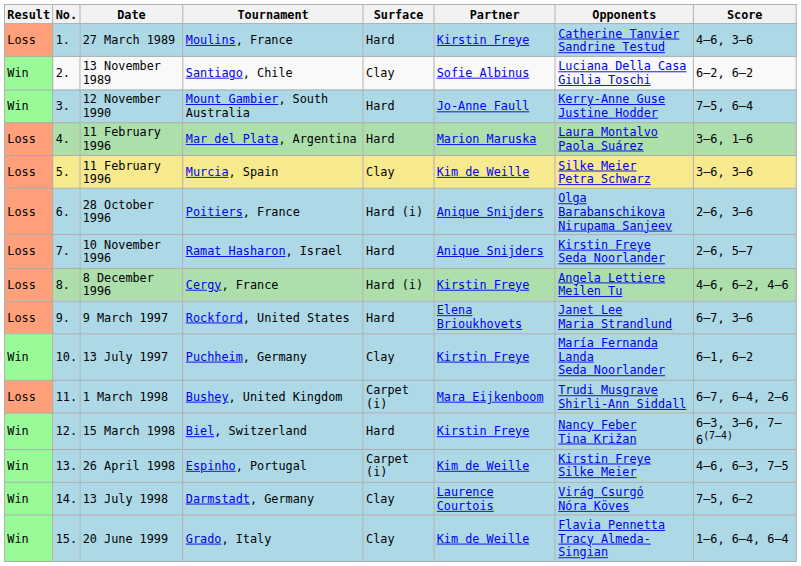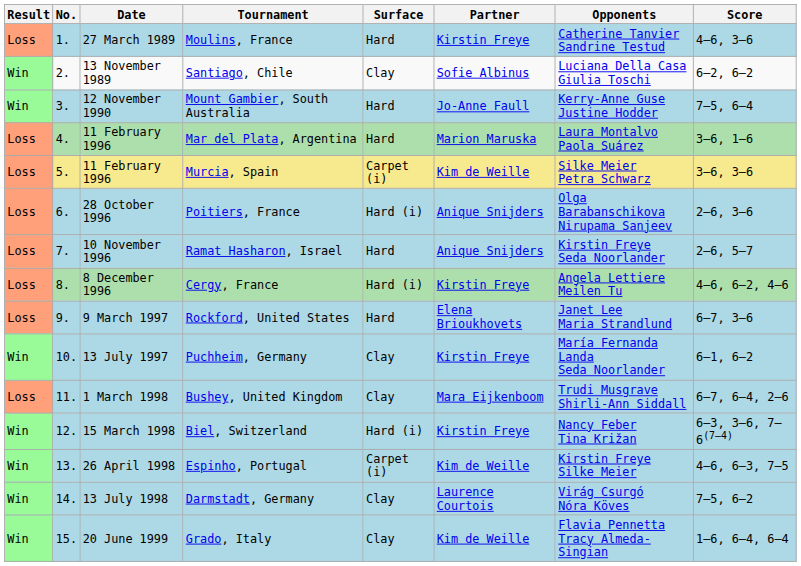(380, 172) Clay -> (387, 172) Carpet (i)
(387, 397) Carpet (i) -> (380, 397) Clay
(380, 431) Hard -> (395, 431) Hard (i)
